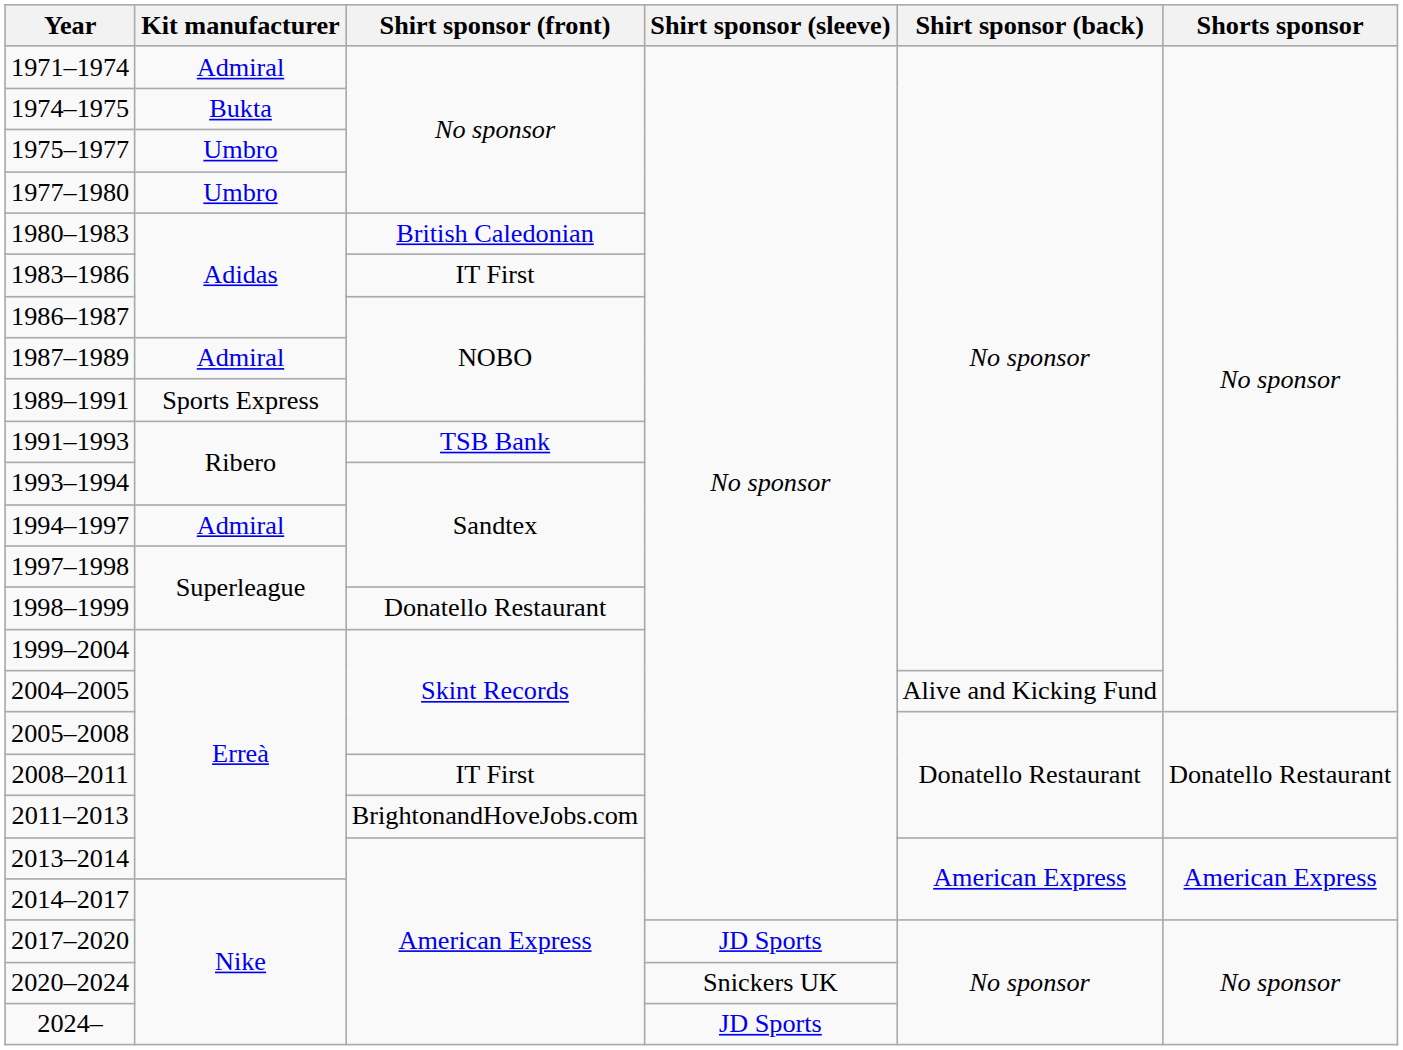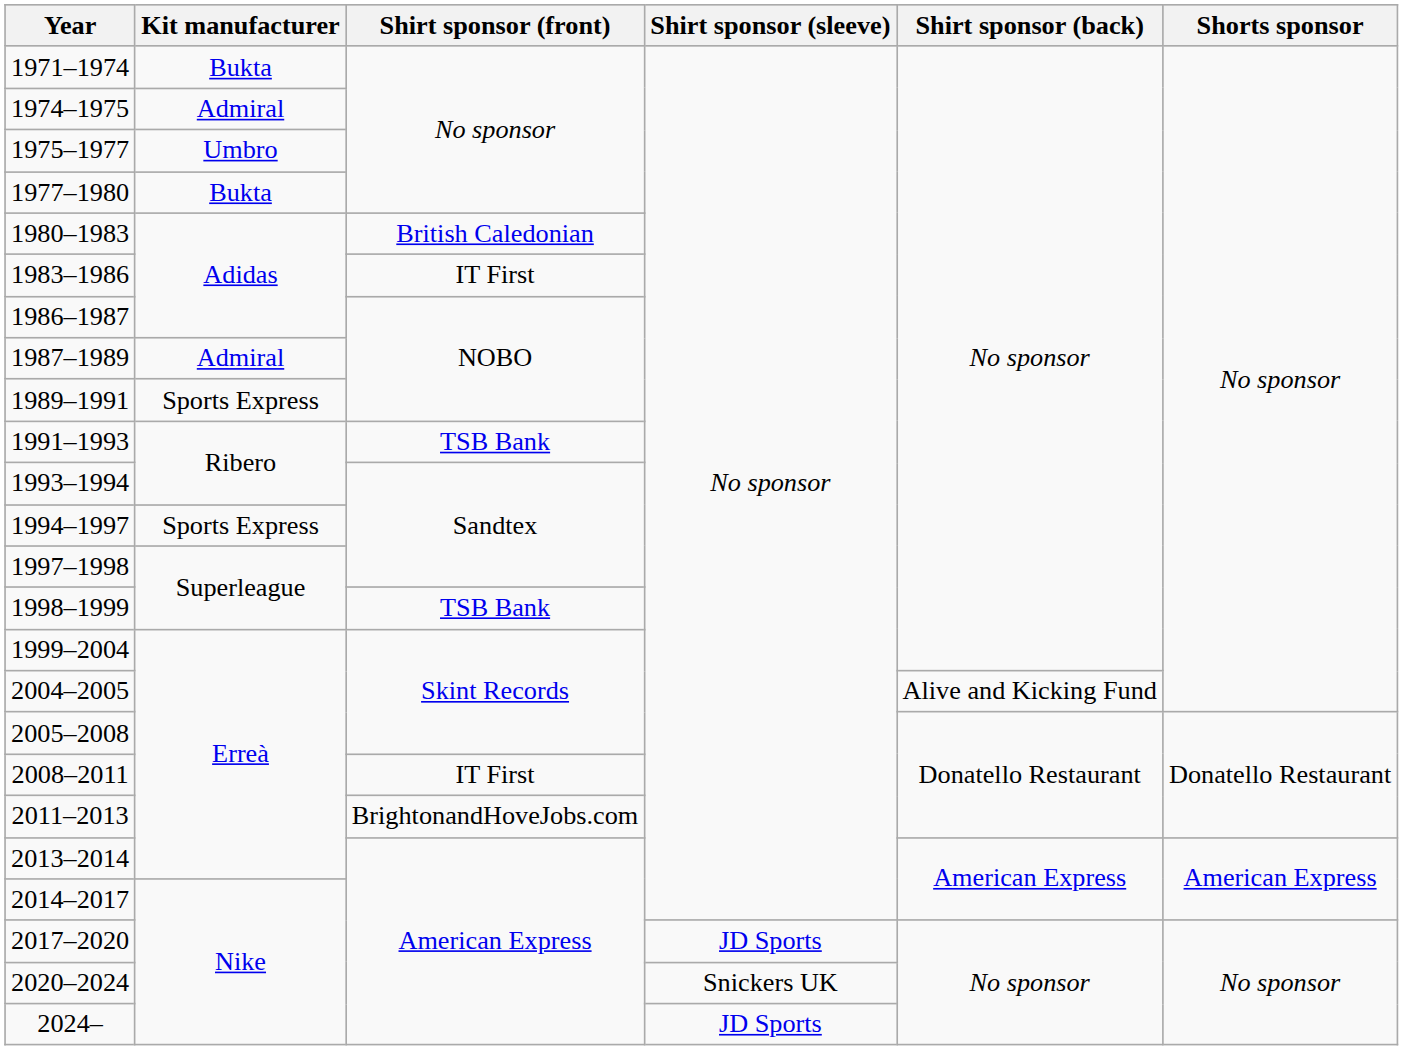(241, 66) Admiral -> (241, 66) Bukta
(241, 108) Bukta -> (241, 108) Admiral
(241, 191) Umbro -> (241, 191) Bukta
(241, 524) Admiral -> (241, 524) Sports Express
(495, 607) Donatello Restaurant -> (495, 607) TSB Bank
